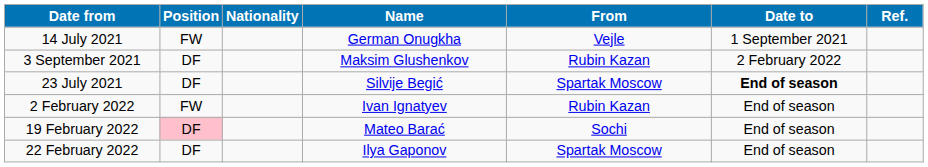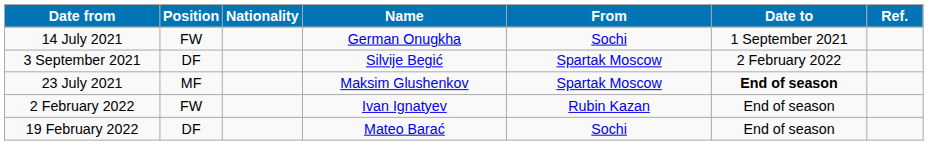(609, 39) Vejle -> (609, 39) Sochi
(404, 61) Maksim Glushenkov -> (404, 61) Silvije Begić
(609, 61) Rubin Kazan -> (609, 61) Spartak Moscow
(191, 84) DF -> (191, 84) MF
(404, 84) Silvije Begić -> (404, 84) Maksim Glushenkov
(191, 129) pink background -> (191, 129) no background
- row: (82, 151)
